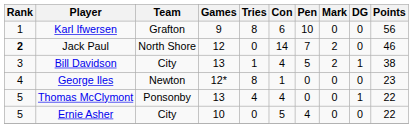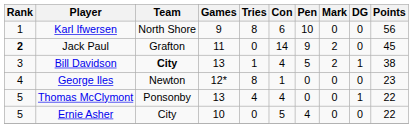(167, 30) Grafton -> (167, 30) North Shore
(167, 47) North Shore -> (167, 47) Grafton
(219, 47) 12 -> (219, 47) 11
(307, 47) 7 -> (307, 47) 9
(389, 47) 46 -> (389, 47) 45
(167, 64) normal -> (167, 64) bold
